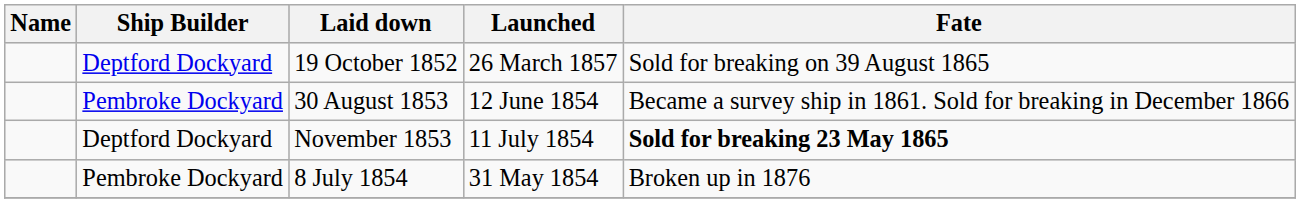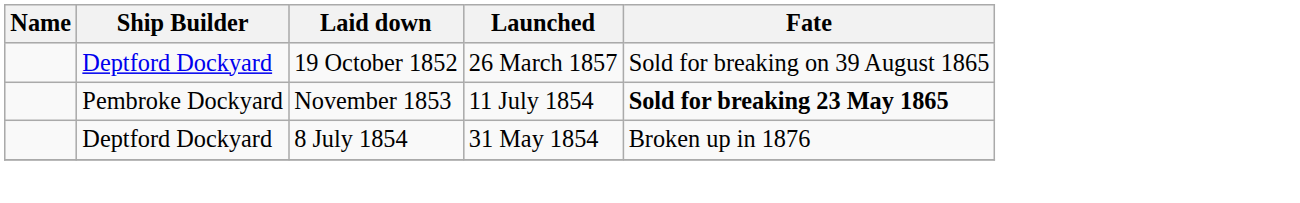- row: (371, 100)
(177, 139) Deptford Dockyard -> (183, 100) Pembroke Dockyard
(183, 178) Pembroke Dockyard -> (177, 139) Deptford Dockyard
